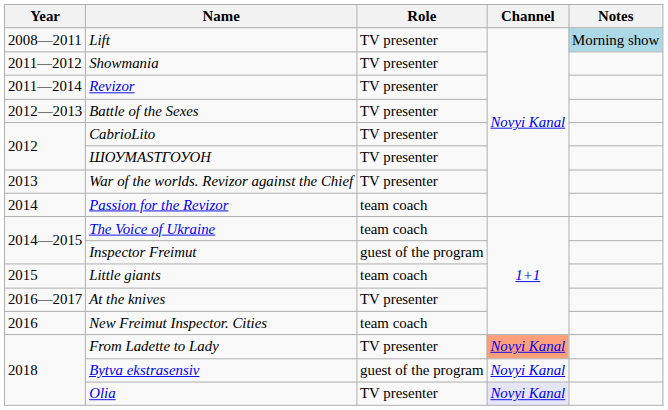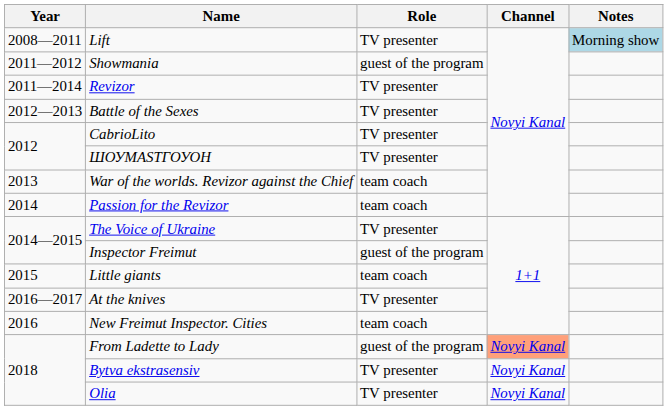(399, 63) TV presenter -> (422, 63) guest of the program
(399, 181) TV presenter -> (394, 181) team coach
(394, 228) team coach -> (399, 228) TV presenter
(399, 346) TV presenter -> (422, 346) guest of the program
(422, 370) guest of the program -> (399, 370) TV presenter
(528, 393) lavender background -> (528, 393) no background
